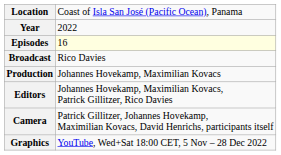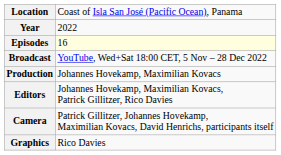(81, 58) Rico Davies -> (162, 58) YouTube, Wed+Sat 18:00 CET, 5 Nov – 28 Dec 2022
(162, 142) YouTube, Wed+Sat 18:00 CET, 5 Nov – 28 Dec 2022 -> (81, 142) Rico Davies
